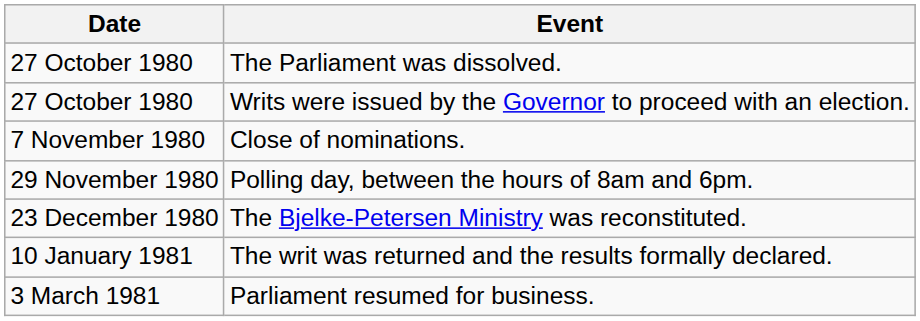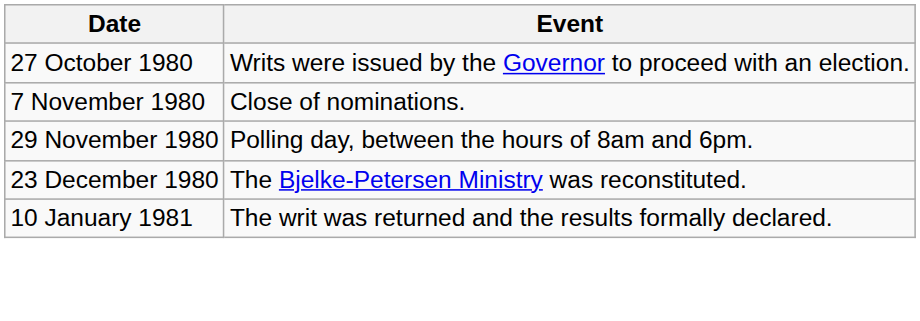- row: (396, 62)
- row: (412, 295)
